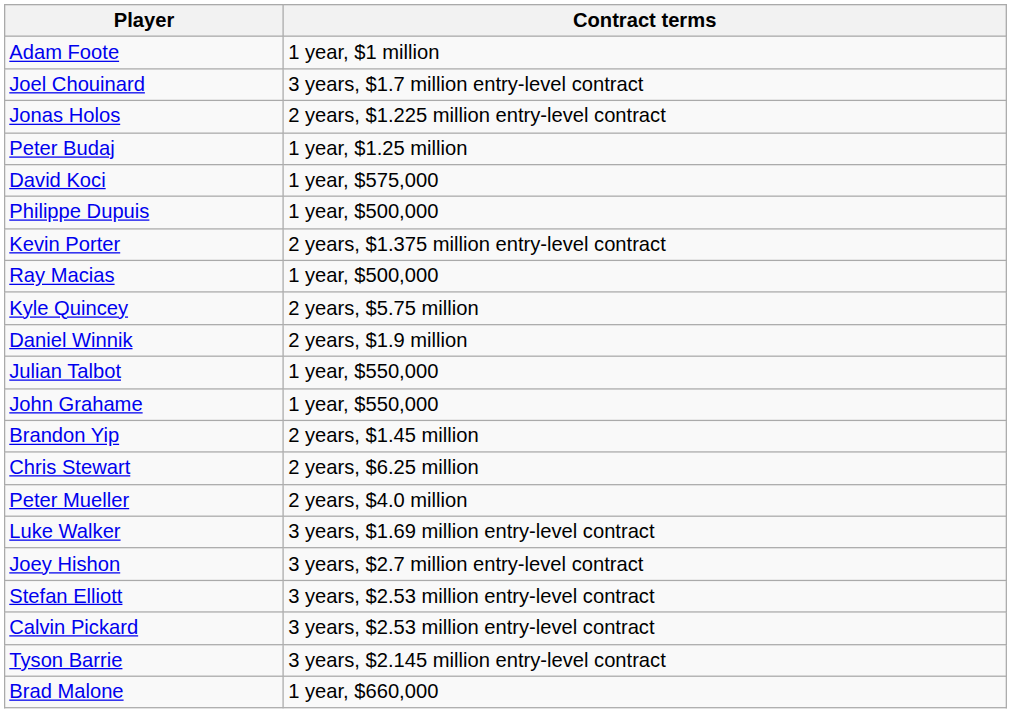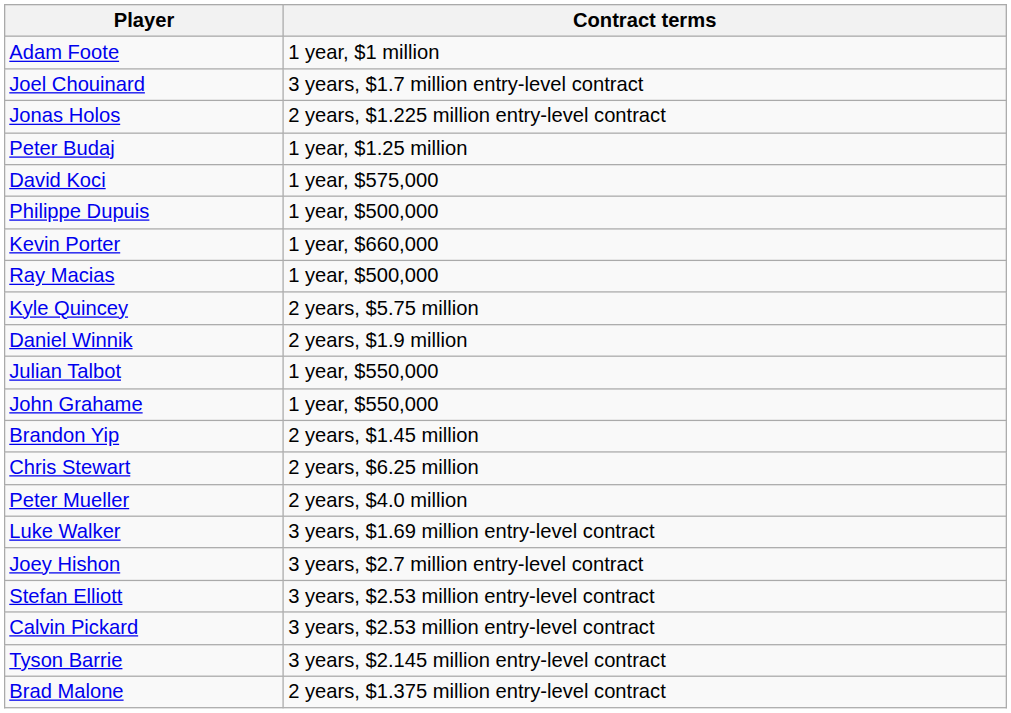(477, 244) 2 years, $1.375 million entry-level contract -> (363, 244) 1 year, $660,000
(363, 691) 1 year, $660,000 -> (477, 691) 2 years, $1.375 million entry-level contract
